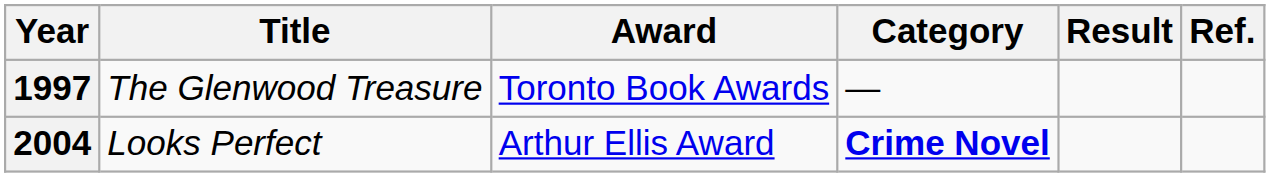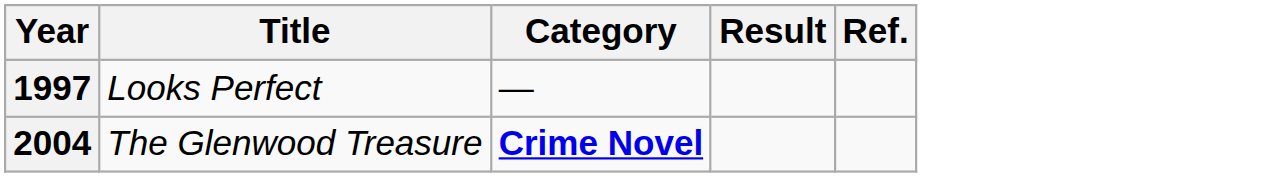- column: (664, 32)
(295, 87) The Glenwood Treasure -> (214, 87) Looks Perfect
(214, 143) Looks Perfect -> (295, 143) The Glenwood Treasure
